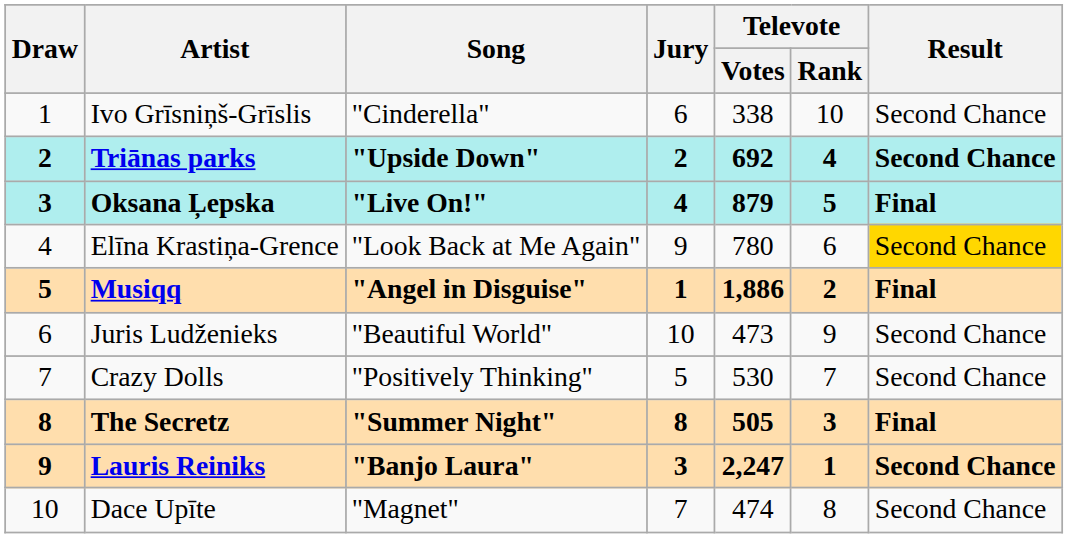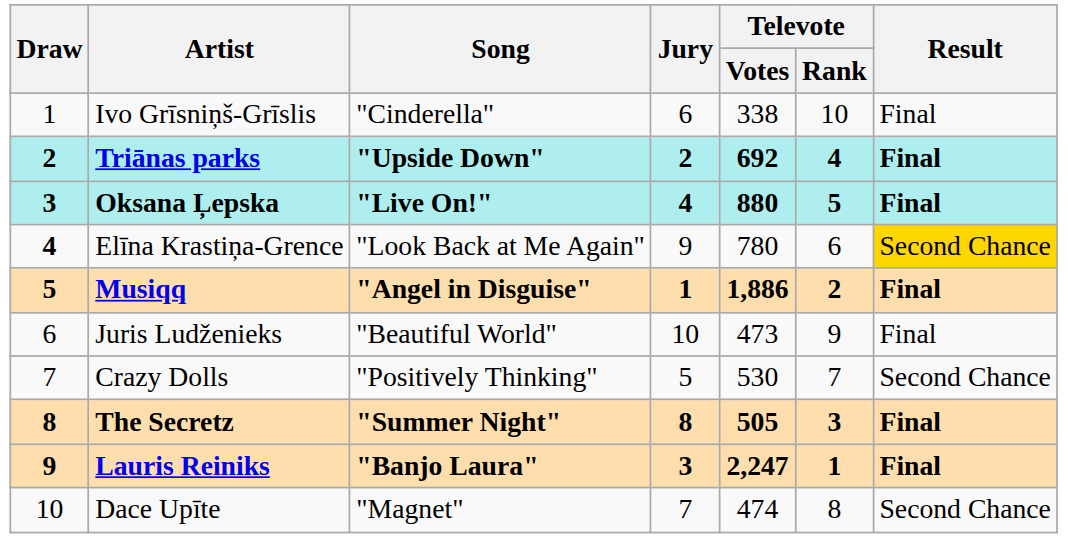(961, 114) Second Chance -> (908, 114) Final
(965, 158) Second Chance -> (910, 158) Final
(753, 202) 879 -> (758, 202) 880
(45, 245) normal -> (49, 245) bold
(961, 333) Second Chance -> (908, 333) Final
(965, 465) Second Chance -> (910, 465) Final
